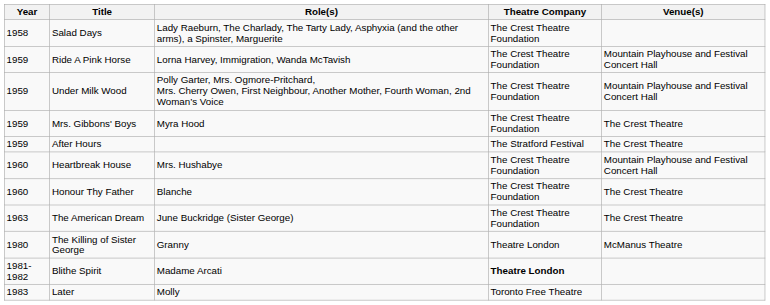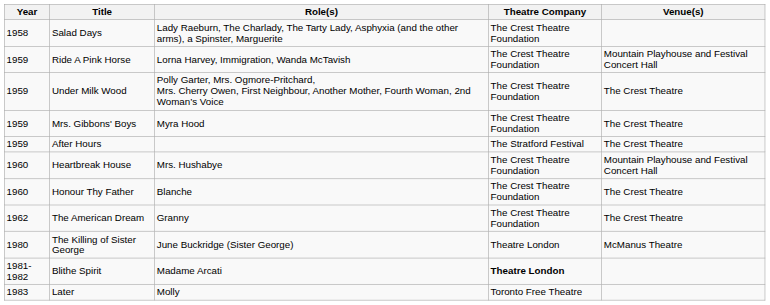(676, 91) Mountain Playhouse and Festival Concert Hall -> (643, 91) The Crest Theatre
(17, 218) 1963 -> (17, 218) 1962
(225, 218) June Buckridge (Sister George) -> (173, 218) Granny
(173, 244) Granny -> (225, 244) June Buckridge (Sister George)
